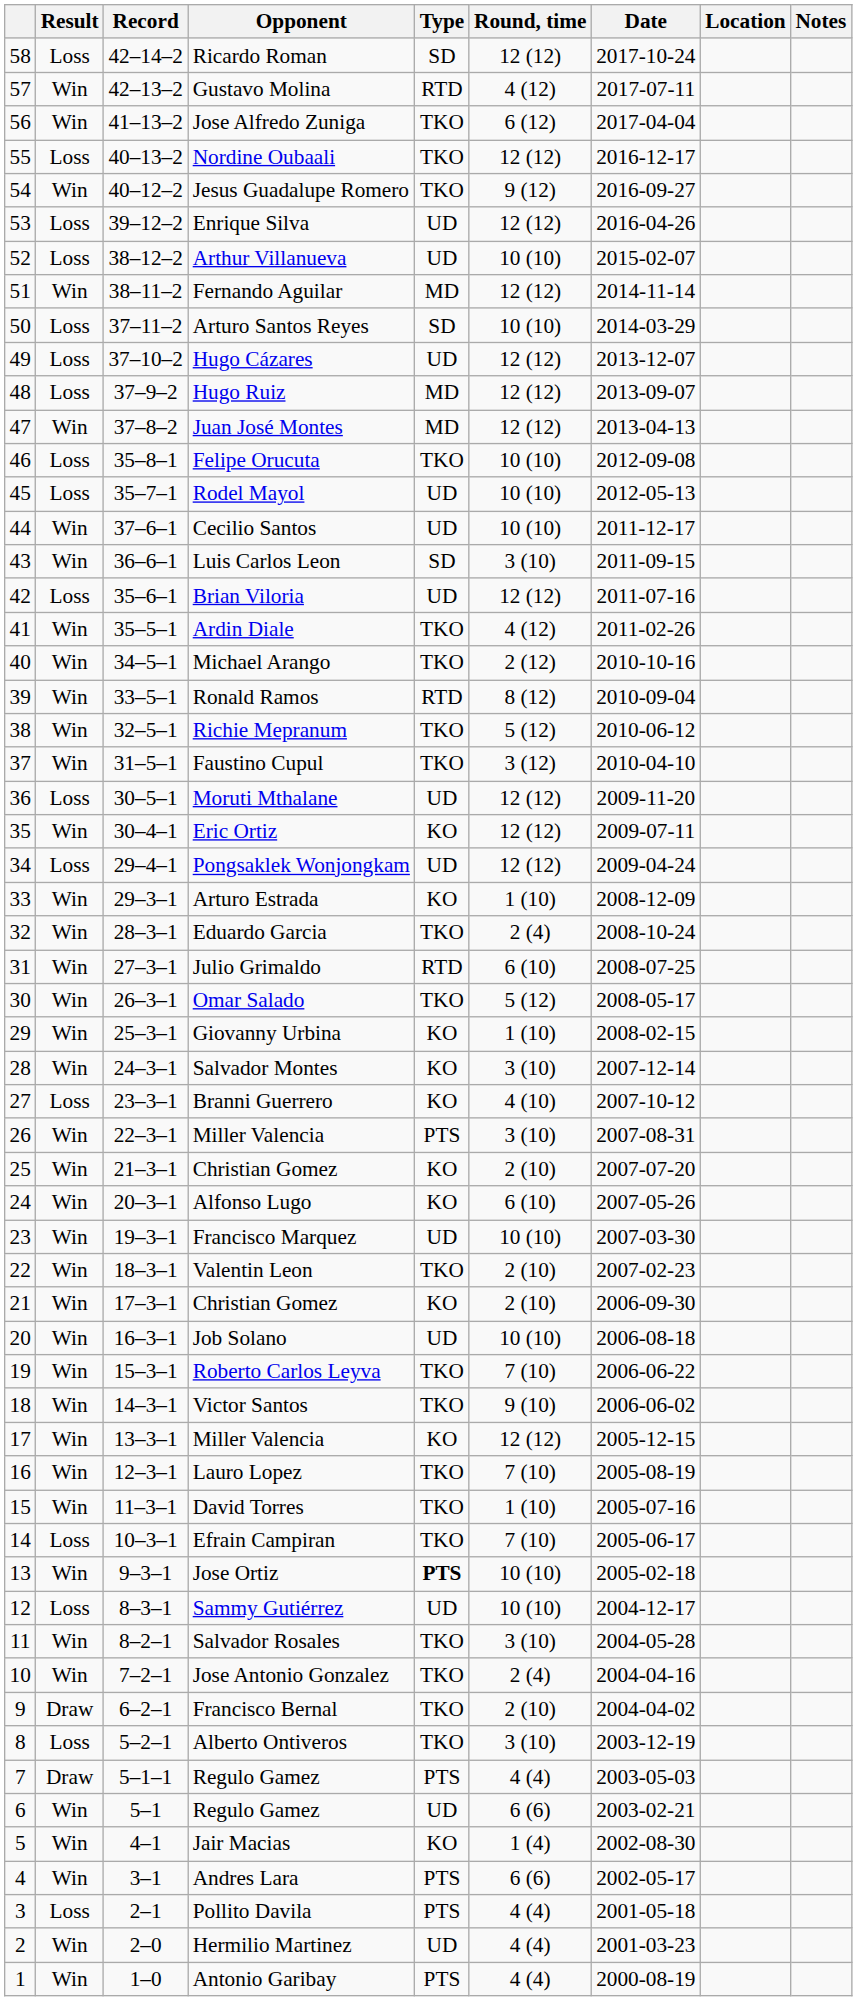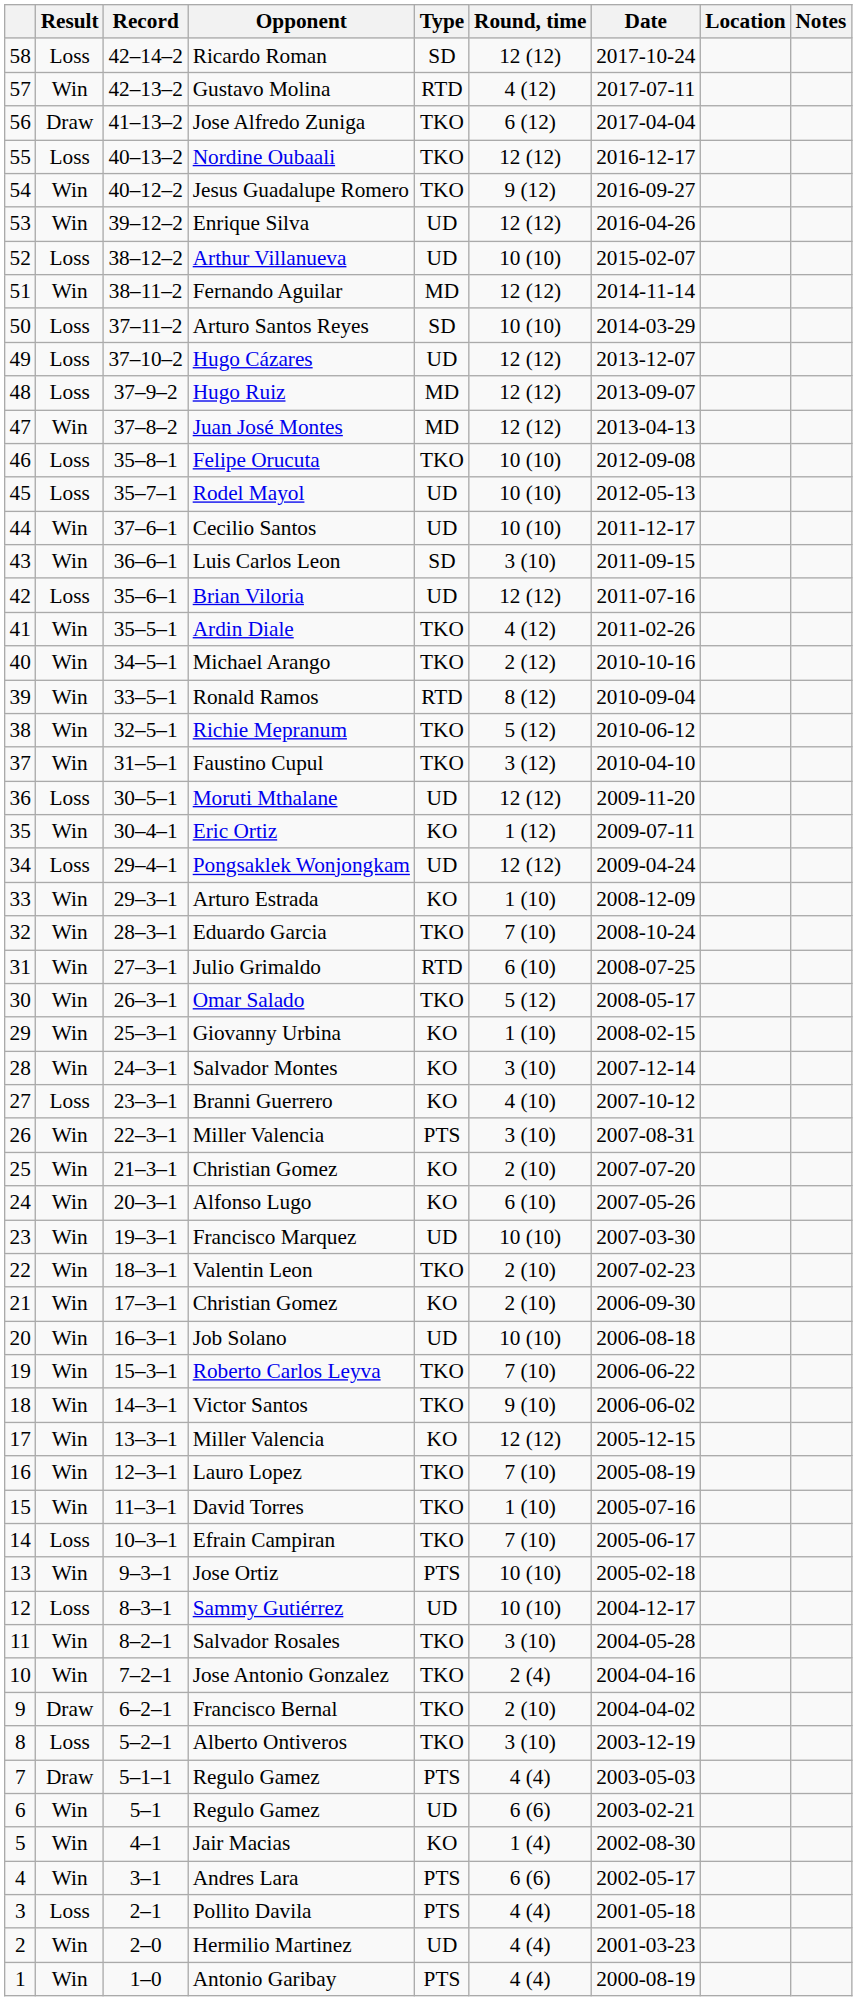(70, 122) Win -> (70, 122) Draw
(70, 223) Loss -> (70, 223) Win
(530, 831) 12 (12) -> (530, 831) 1 (12)
(530, 932) 2 (4) -> (530, 932) 7 (10)
(442, 1573) bold -> (442, 1573) normal
